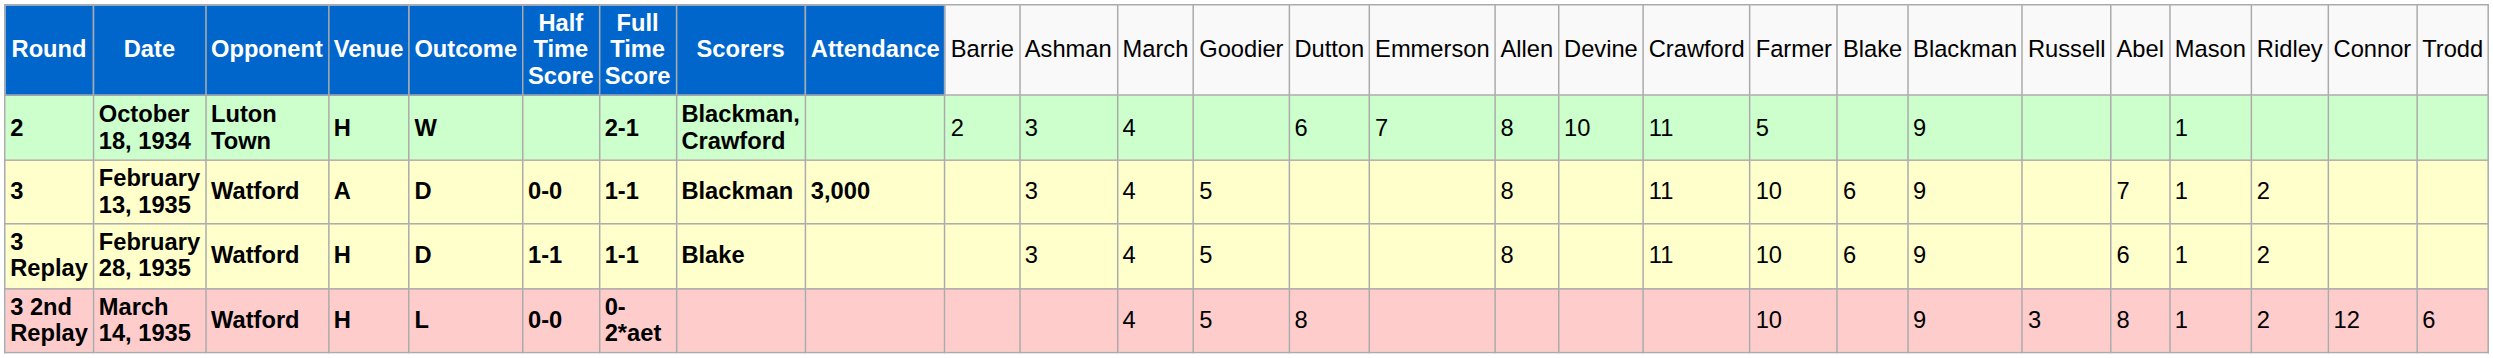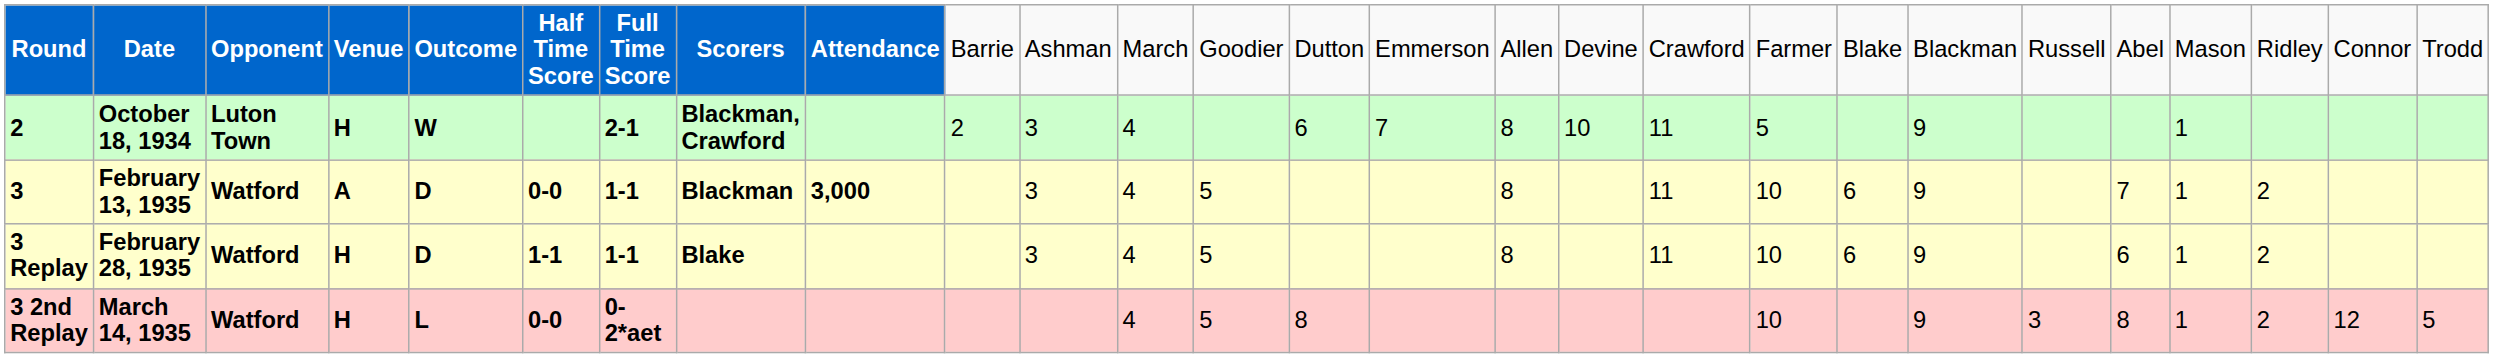(2429, 320) 6 -> (2429, 320) 5
